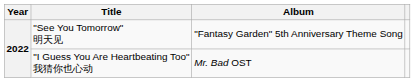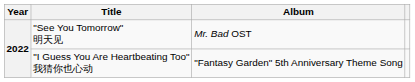(298, 34) "Fantasy Garden" 5th Anniversary Theme Song -> (223, 34) Mr. Bad OST
(223, 63) Mr. Bad OST -> (298, 63) "Fantasy Garden" 5th Anniversary Theme Song
